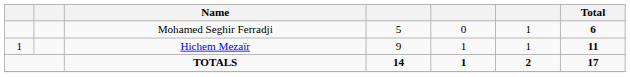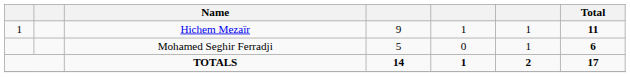rows swapped: (215, 45) <-> (215, 29)
